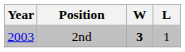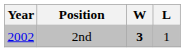(21, 36) 2003 -> (21, 36) 2002
